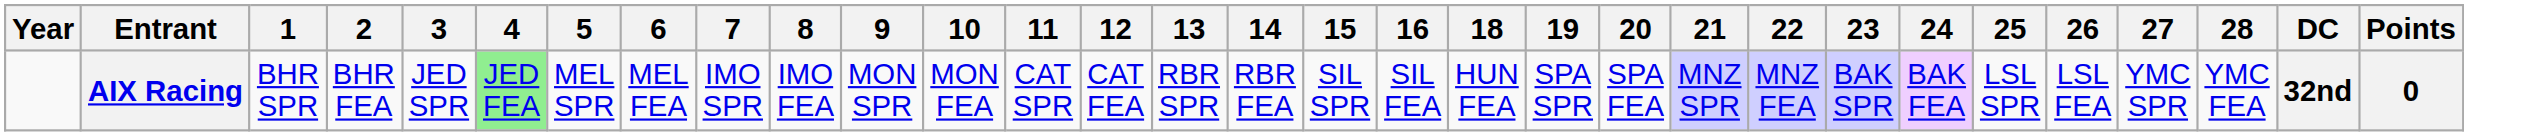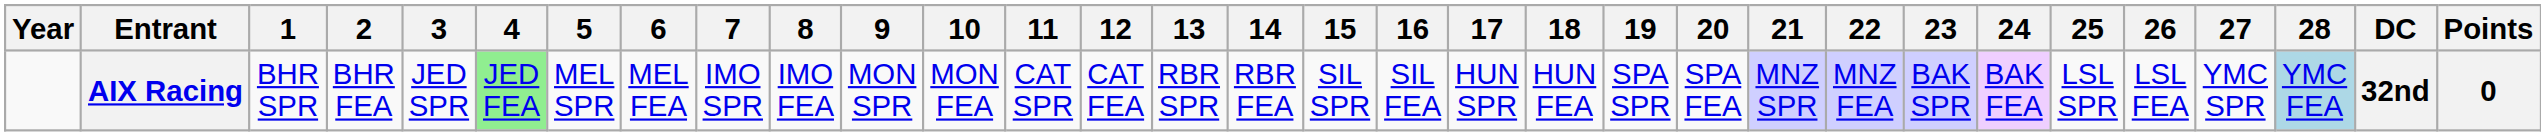+ column: (1487, 28)
(2237, 90) no background -> (2315, 90) lightblue background
